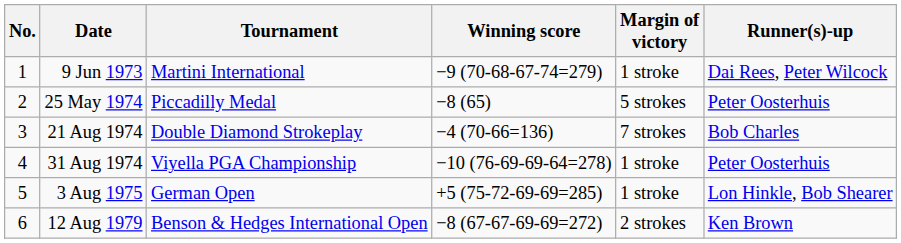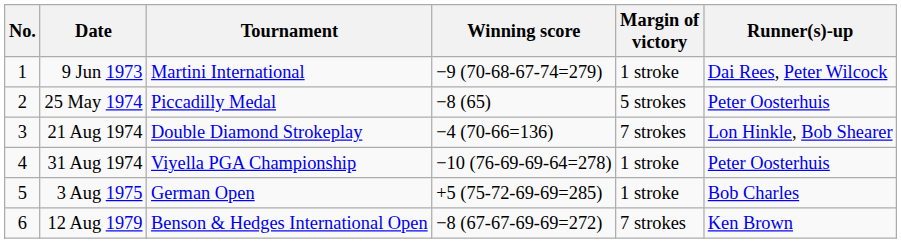(753, 132) Bob Charles -> (800, 132) Lon Hinkle, Bob Shearer
(800, 193) Lon Hinkle, Bob Shearer -> (753, 193) Bob Charles
(653, 223) 2 strokes -> (653, 223) 7 strokes
